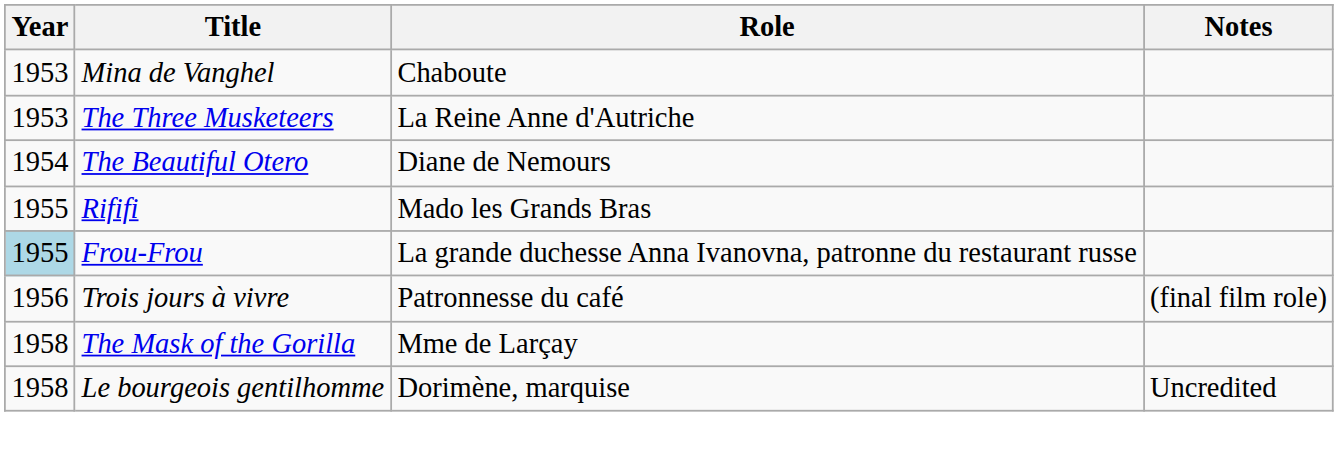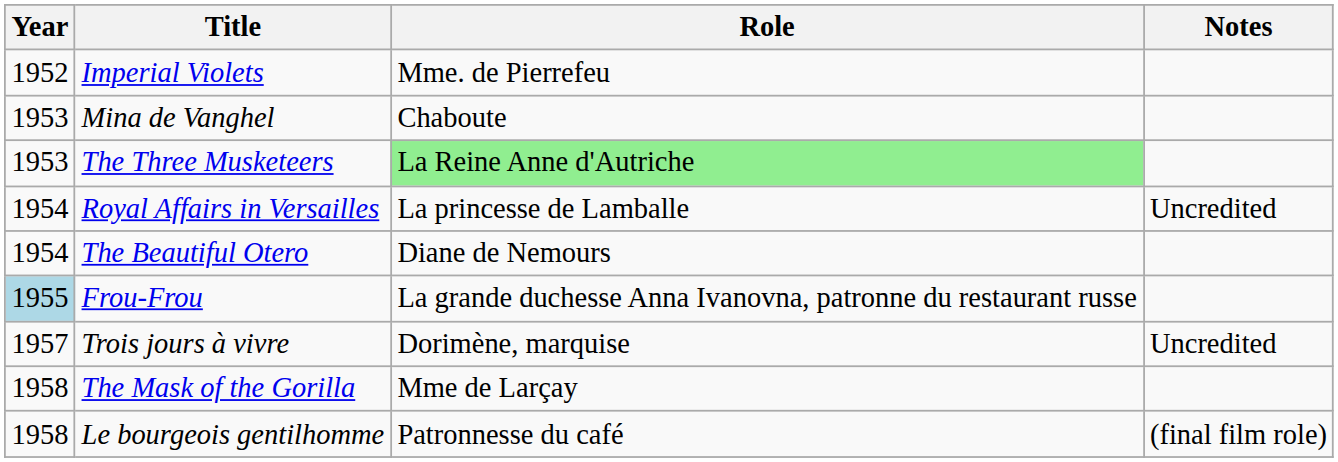+ row: (173, 72)
(546, 117) no background -> (546, 162) lightgreen background
+ row: (230, 207)
- row: (110, 207)
(40, 298) 1956 -> (40, 343) 1957
(510, 298) Patronnesse du café -> (514, 343) Dorimène, marquise
(1238, 298) (final film role) -> (1213, 343) Uncredited
(514, 388) Dorimène, marquise -> (510, 433) Patronnesse du café
(1213, 388) Uncredited -> (1238, 433) (final film role)
